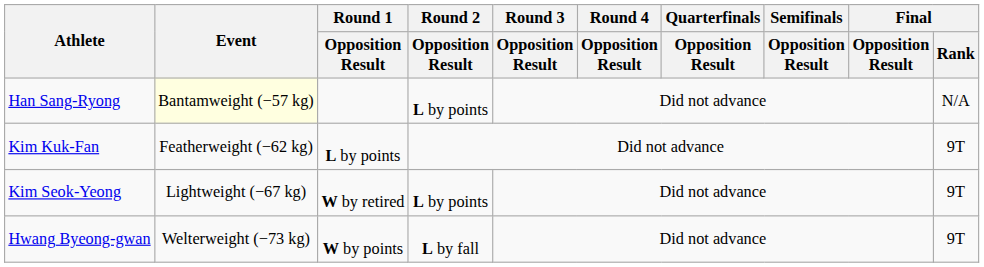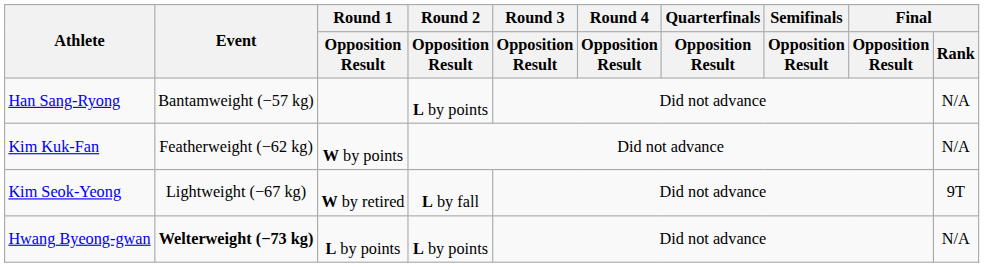(236, 100) lightyellow background -> (236, 100) no background
(363, 156) L by points -> (363, 156) W by points
(956, 146) 9T -> (956, 146) N/A
(451, 202) L by points -> (451, 202) L by fall
(236, 238) normal -> (236, 238) bold
(363, 248) W by points -> (363, 248) L by points
(451, 248) L by fall -> (451, 248) L by points
(956, 238) 9T -> (956, 238) N/A
